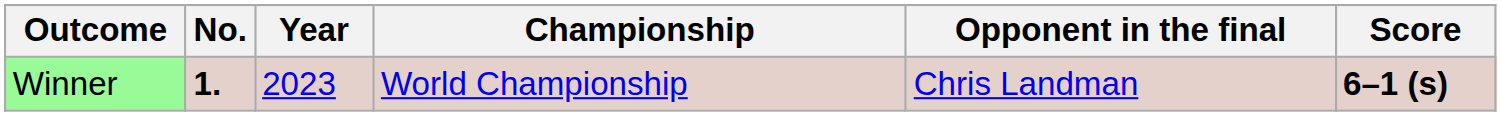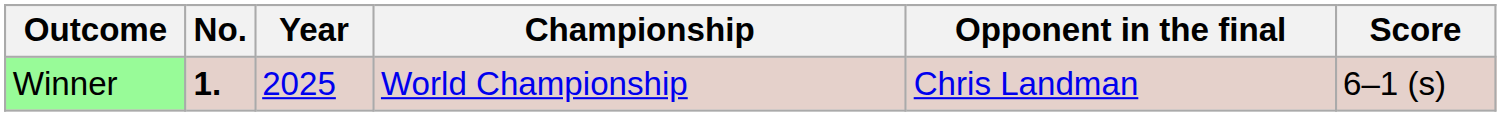(299, 83) 2023 -> (299, 83) 2025
(1395, 83) bold -> (1395, 83) normal
